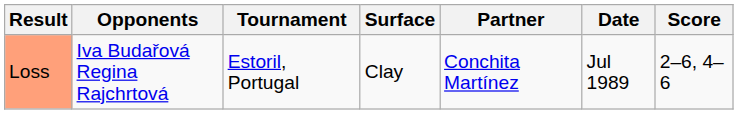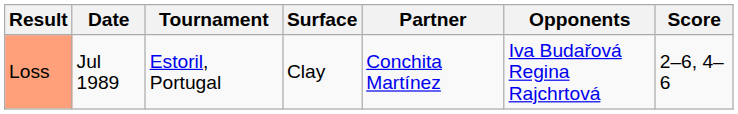columns swapped: (619, 19) <-> (148, 19)
